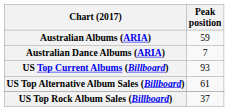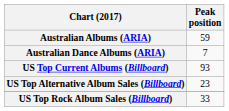(205, 83) 61 -> (205, 83) 23
(205, 99) 37 -> (205, 99) 33
